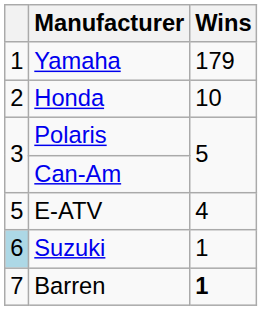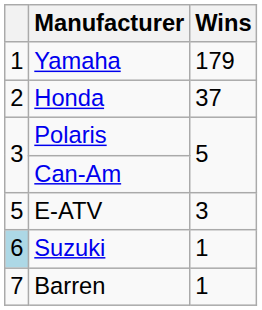(208, 98) 10 -> (208, 98) 37
(202, 211) 4 -> (202, 211) 3
(202, 286) bold -> (202, 286) normal
